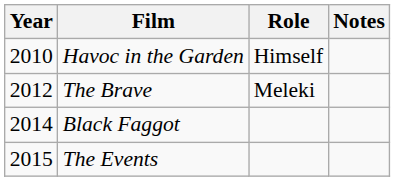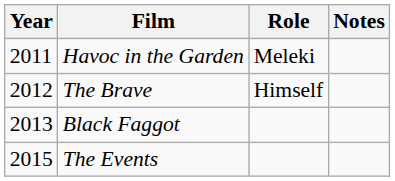(31, 55) 2010 -> (31, 55) 2011
(289, 55) Himself -> (284, 55) Meleki
(284, 90) Meleki -> (289, 90) Himself
(31, 124) 2014 -> (31, 124) 2013
